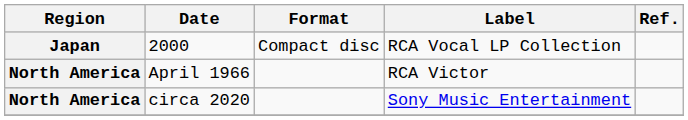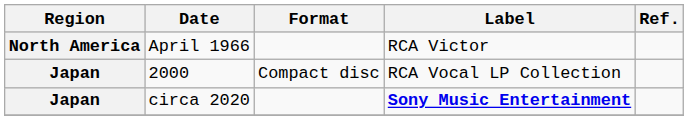rows swapped: (199, 74) <-> (169, 46)
(75, 101) North America -> (75, 101) Japan
(509, 101) normal -> (509, 101) bold
